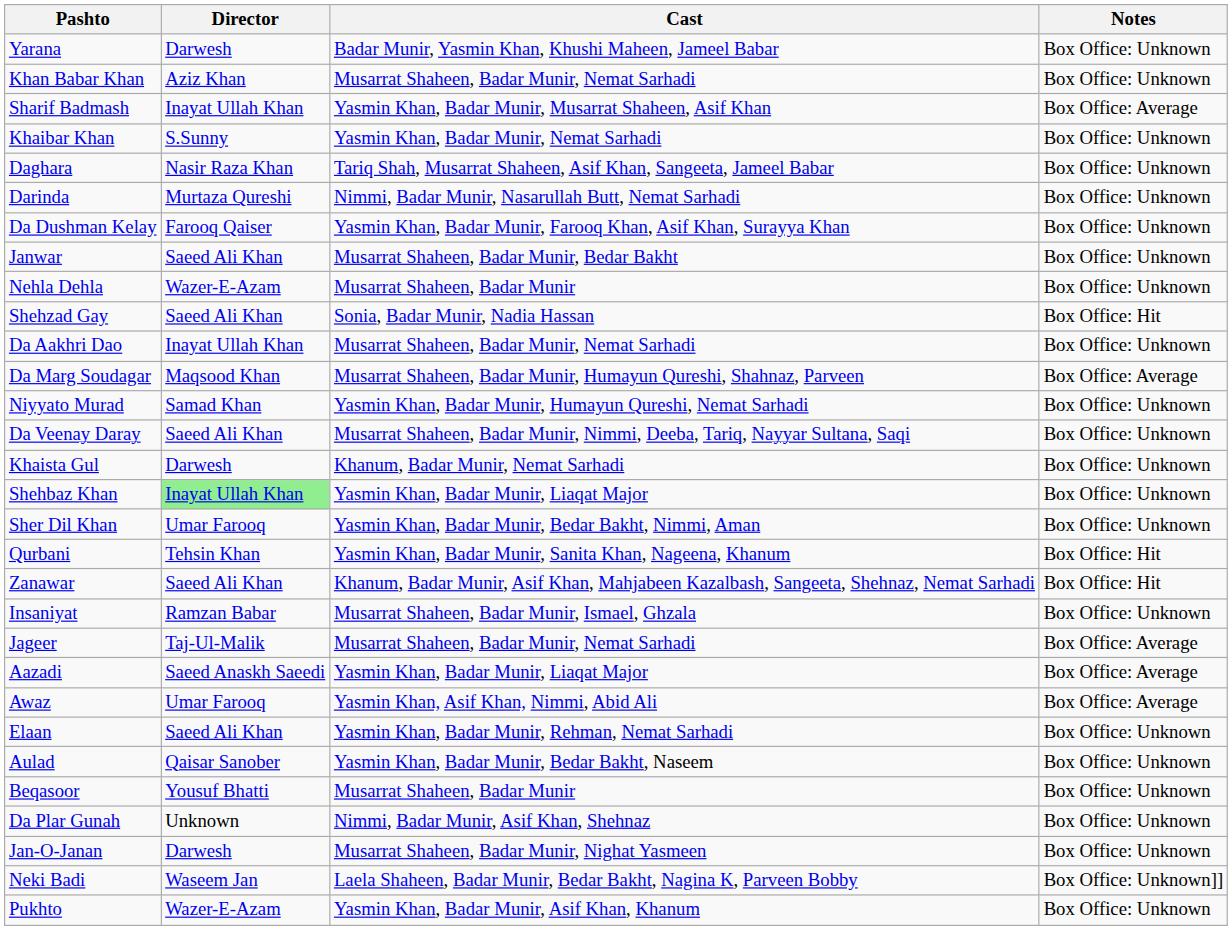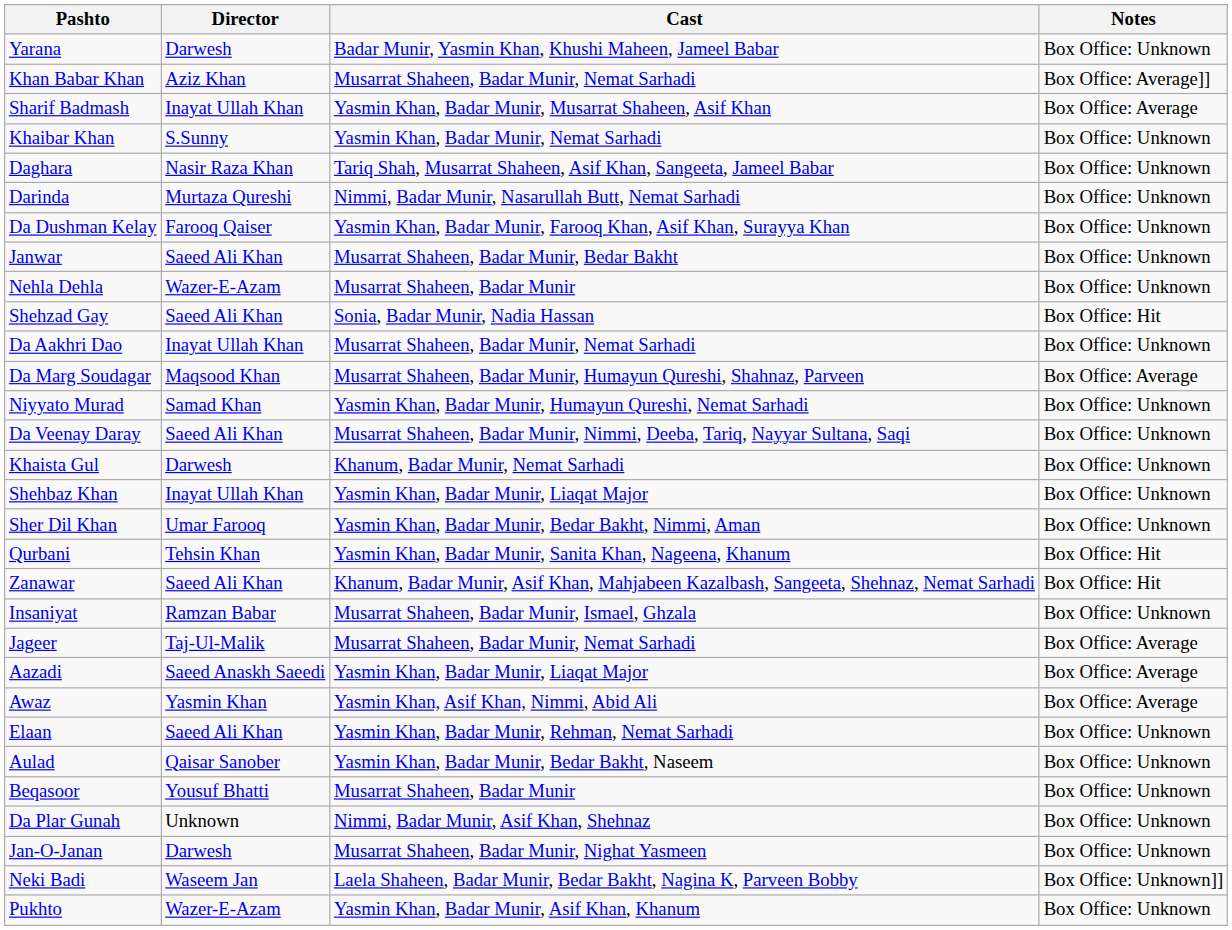(1127, 78) Box Office: Unknown -> (1127, 78) Box Office: Average]]
(234, 494) lightgreen background -> (234, 494) no background
(215, 702) Umar Farooq -> (216, 702) Yasmin Khan
